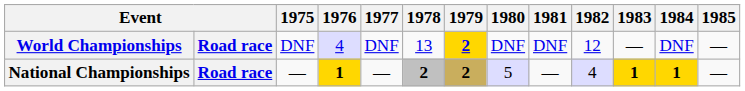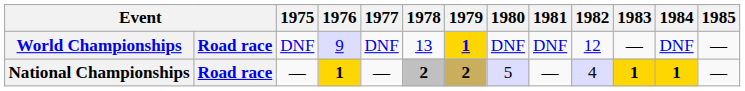(339, 45) 4 -> (339, 45) 9
(466, 45) 2 -> (466, 45) 1
